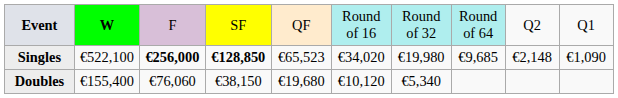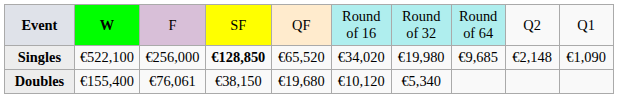(172, 57) bold -> (172, 57) normal
(301, 57) €65,523 -> (301, 57) €65,520
(172, 81) €76,060 -> (172, 81) €76,061
